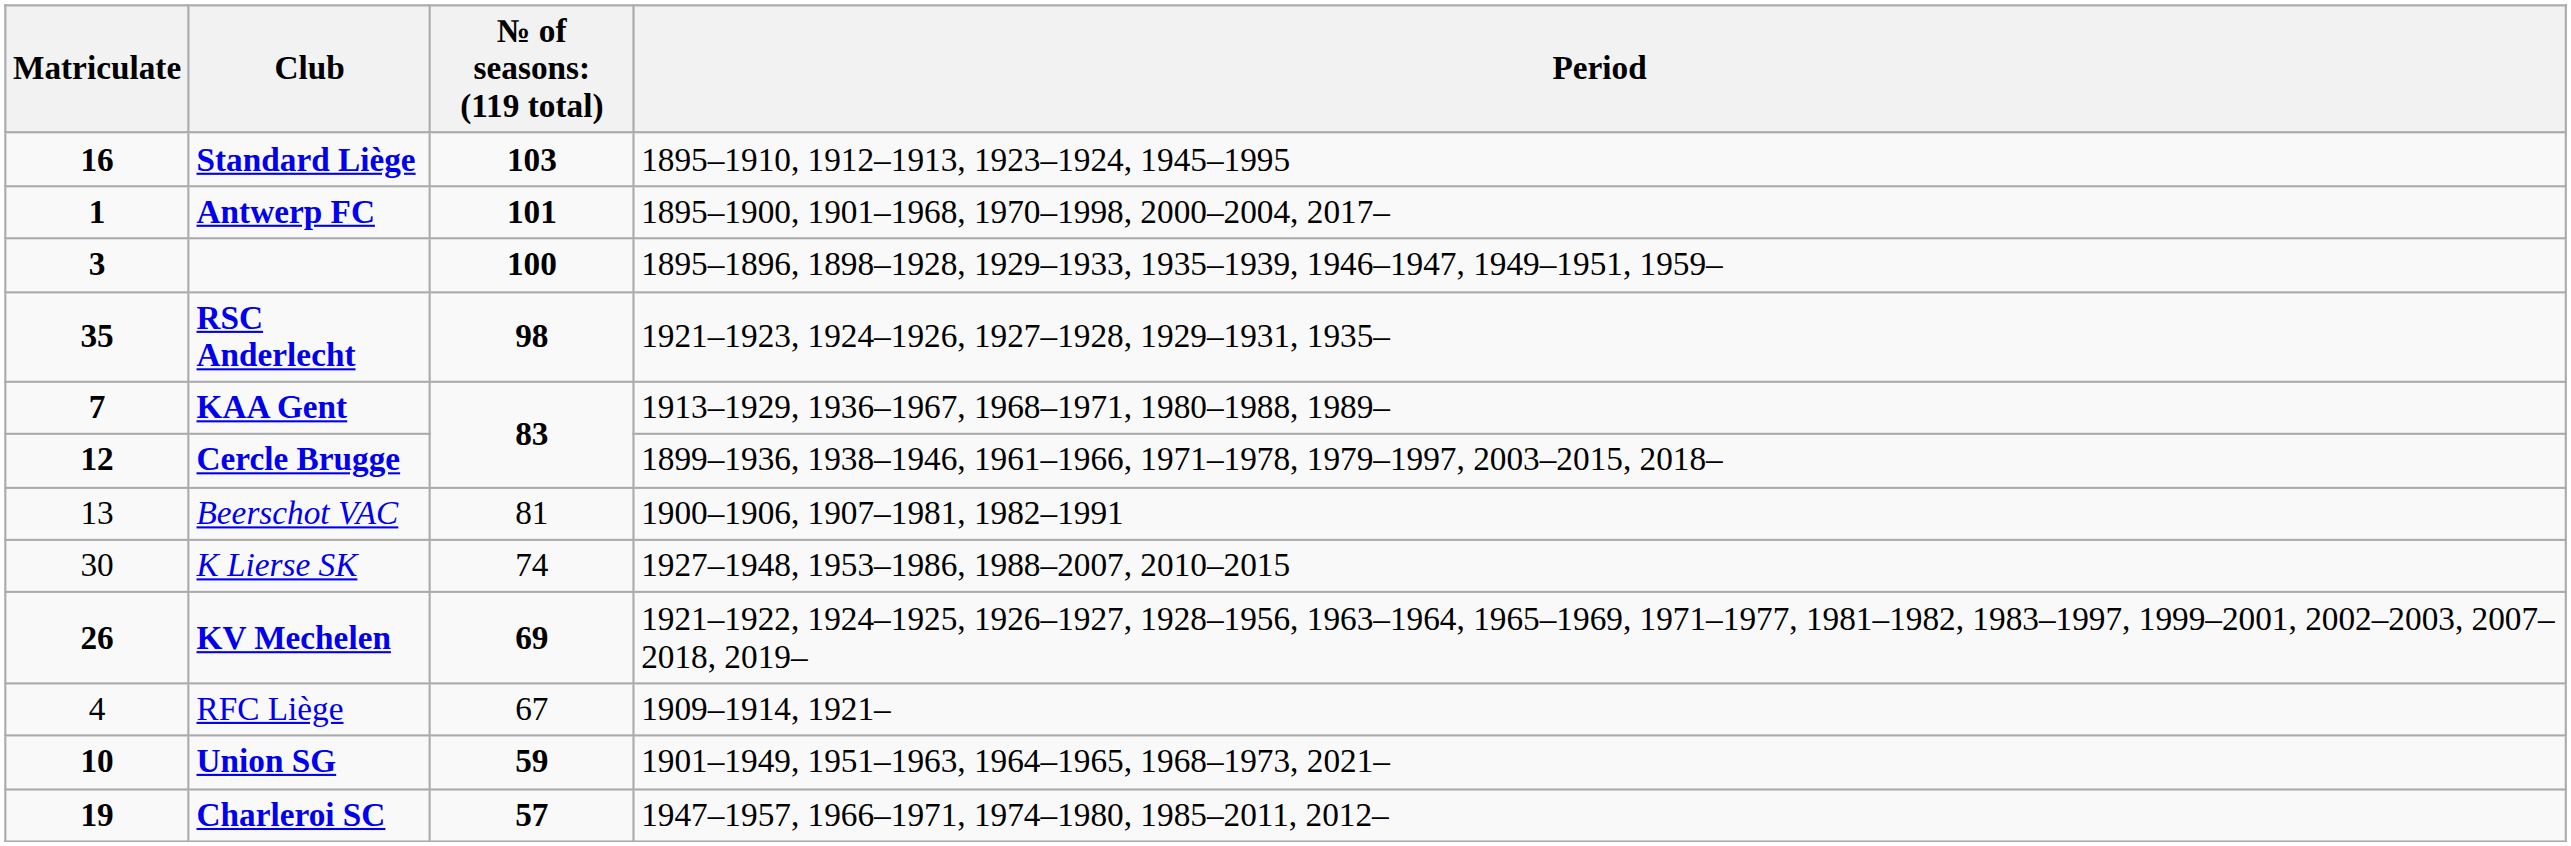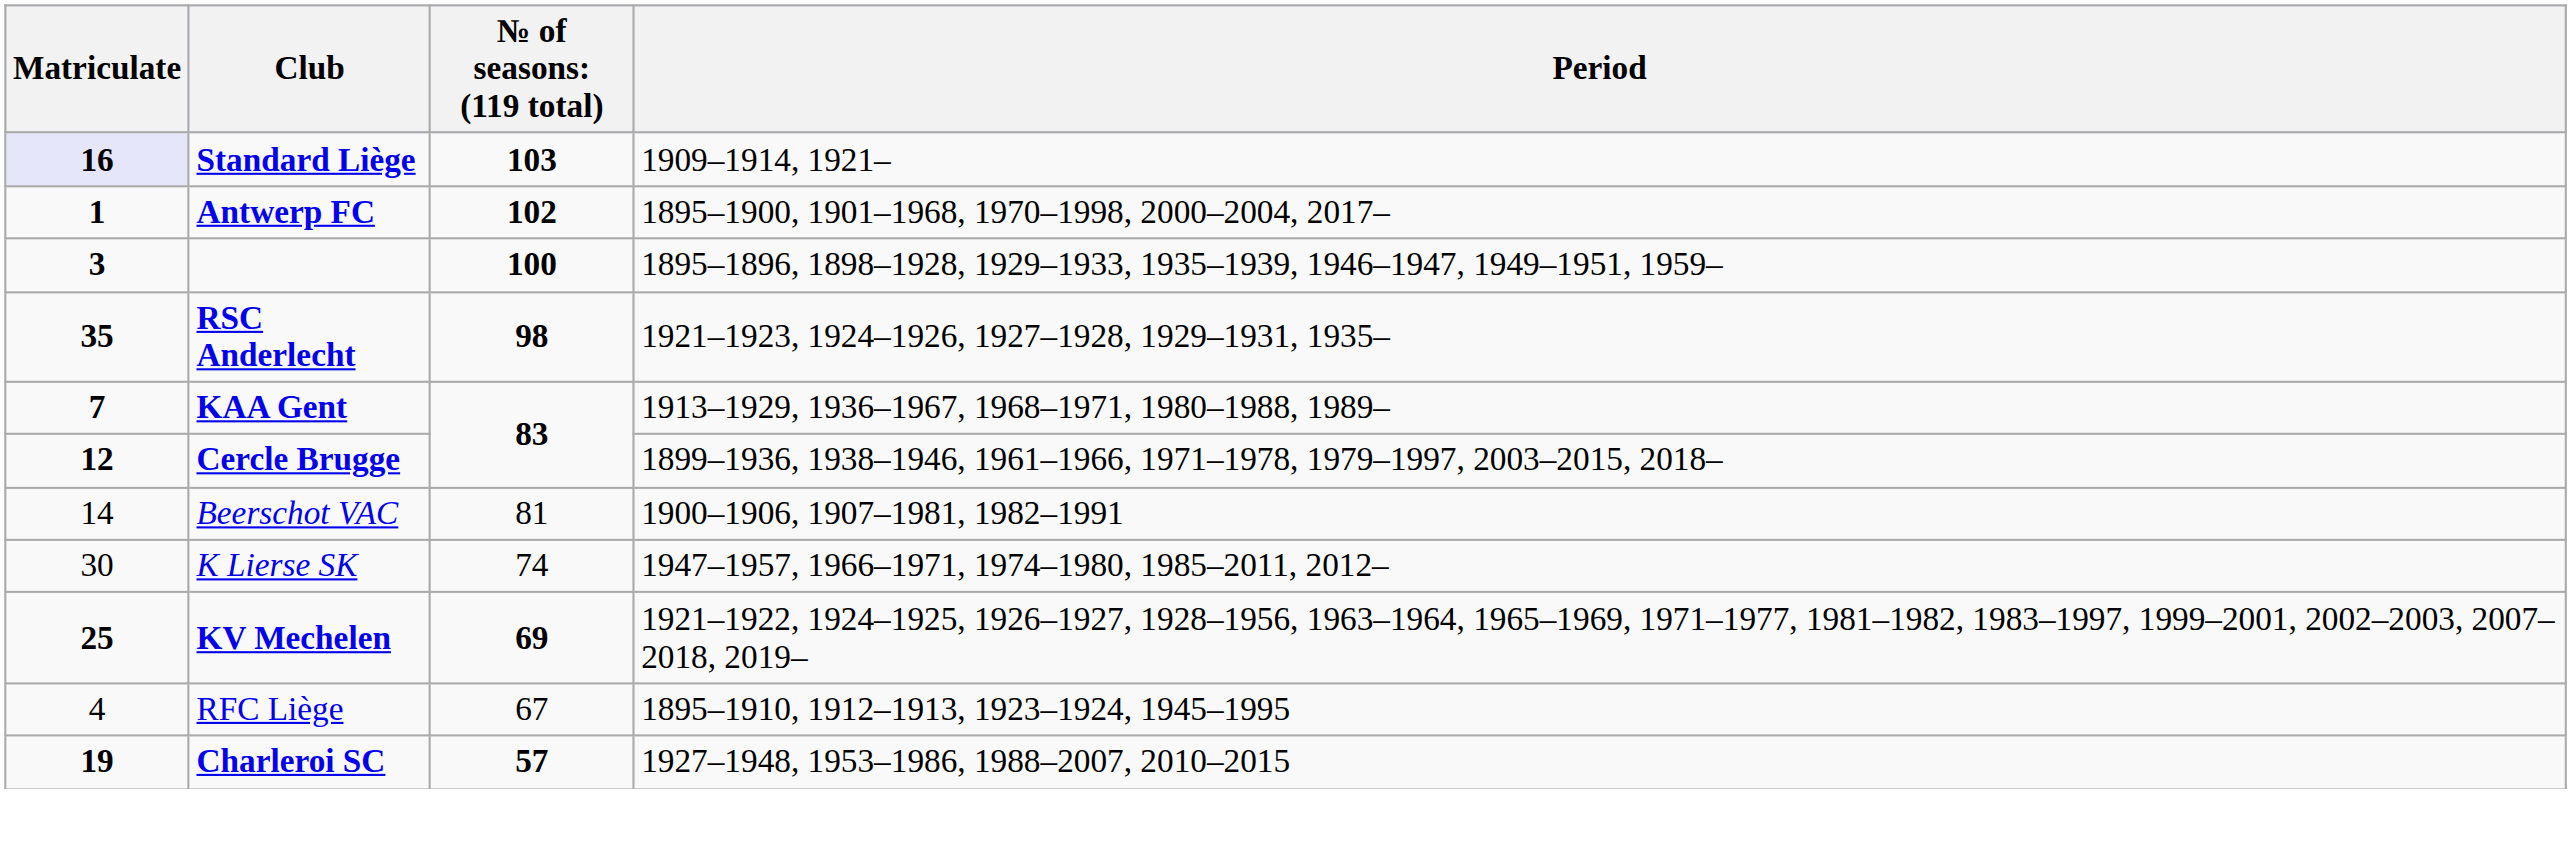(97, 158) no background -> (97, 158) lavender background
(966, 158) 1895–1910, 1912–1913, 1923–1924, 1945–1995 -> (766, 158) 1909–1914, 1921–
(532, 211) 101 -> (532, 211) 102
(97, 512) 13 -> (97, 512) 14
(966, 565) 1927–1948, 1953–1986, 1988–2007, 2010–2015 -> (1015, 565) 1947–1957, 1966–1971, 1974–1980, 1985–2011, 2012–
(97, 637) 26 -> (97, 637) 25
(766, 708) 1909–1914, 1921– -> (966, 708) 1895–1910, 1912–1913, 1923–1924, 1945–1995
- row: (266, 761)
(1015, 814) 1947–1957, 1966–1971, 1974–1980, 1985–2011, 2012– -> (966, 761) 1927–1948, 1953–1986, 1988–2007, 2010–2015
